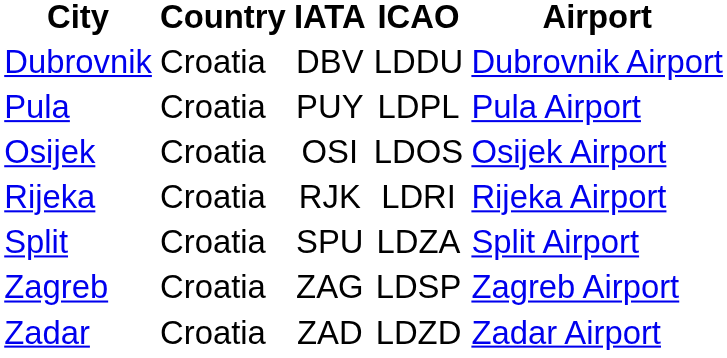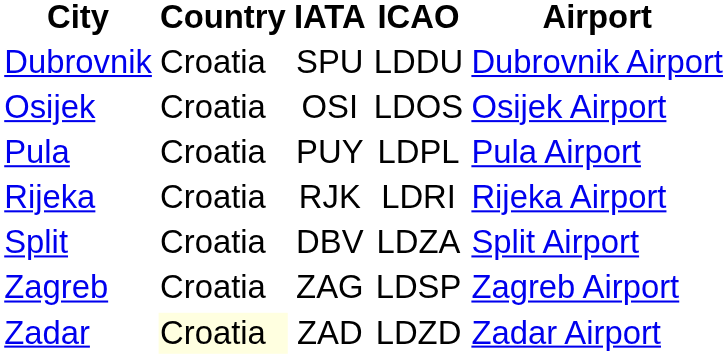(330, 62) DBV -> (330, 62) SPU
rows swapped: (37, 107) <-> (50, 152)
(330, 242) SPU -> (330, 242) DBV
(213, 332) no background -> (213, 332) lightyellow background
